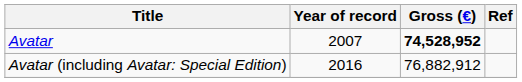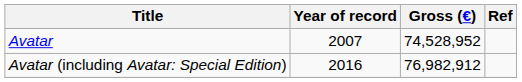(442, 41) bold -> (442, 41) normal
(442, 65) 76,882,912 -> (442, 65) 76,982,912
